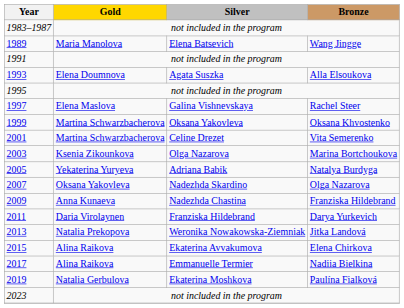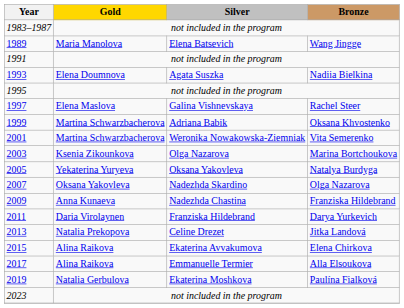(341, 75) Alla Elsoukova -> (341, 75) Nadiia Bielkina
(206, 122) Oksana Yakovleva -> (198, 122) Adriana Babik
(197, 138) Celine Drezet -> (237, 138) Weronika Nowakowska-Ziemniak
(198, 169) Adriana Babik -> (206, 169) Oksana Yakovleva
(237, 232) Weronika Nowakowska-Ziemniak -> (197, 232) Celine Drezet
(341, 264) Nadiia Bielkina -> (341, 264) Alla Elsoukova
